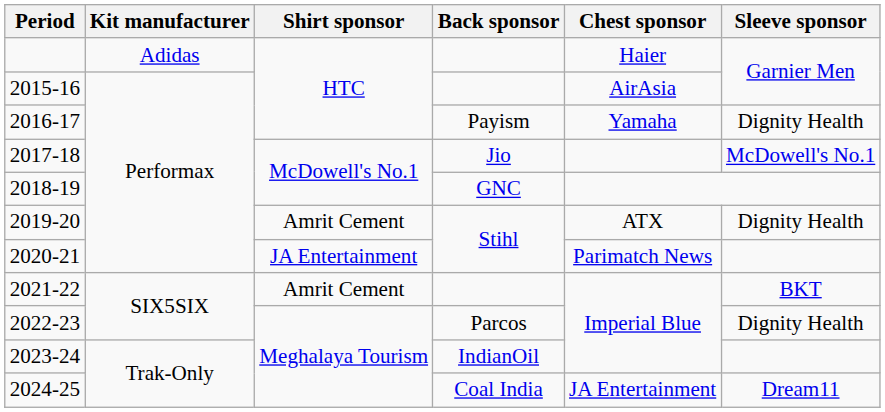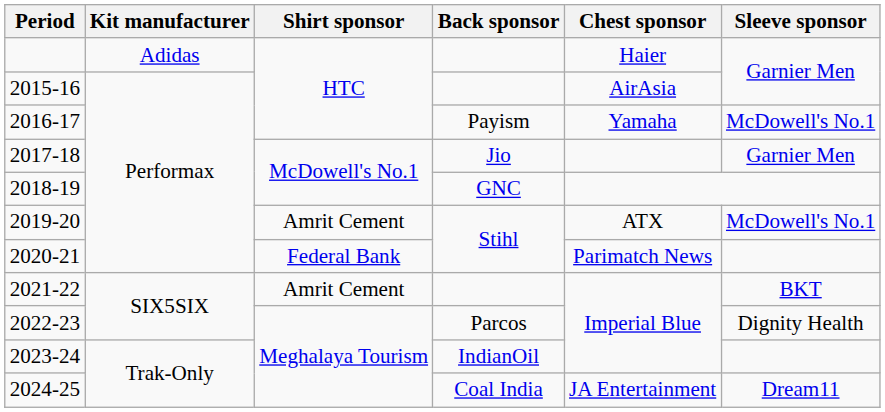(801, 121) Dignity Health -> (801, 121) McDowell's No.1
(801, 155) McDowell's No.1 -> (801, 155) Garnier Men
(801, 222) Dignity Health -> (801, 222) McDowell's No.1
(344, 255) JA Entertainment -> (344, 255) Federal Bank
